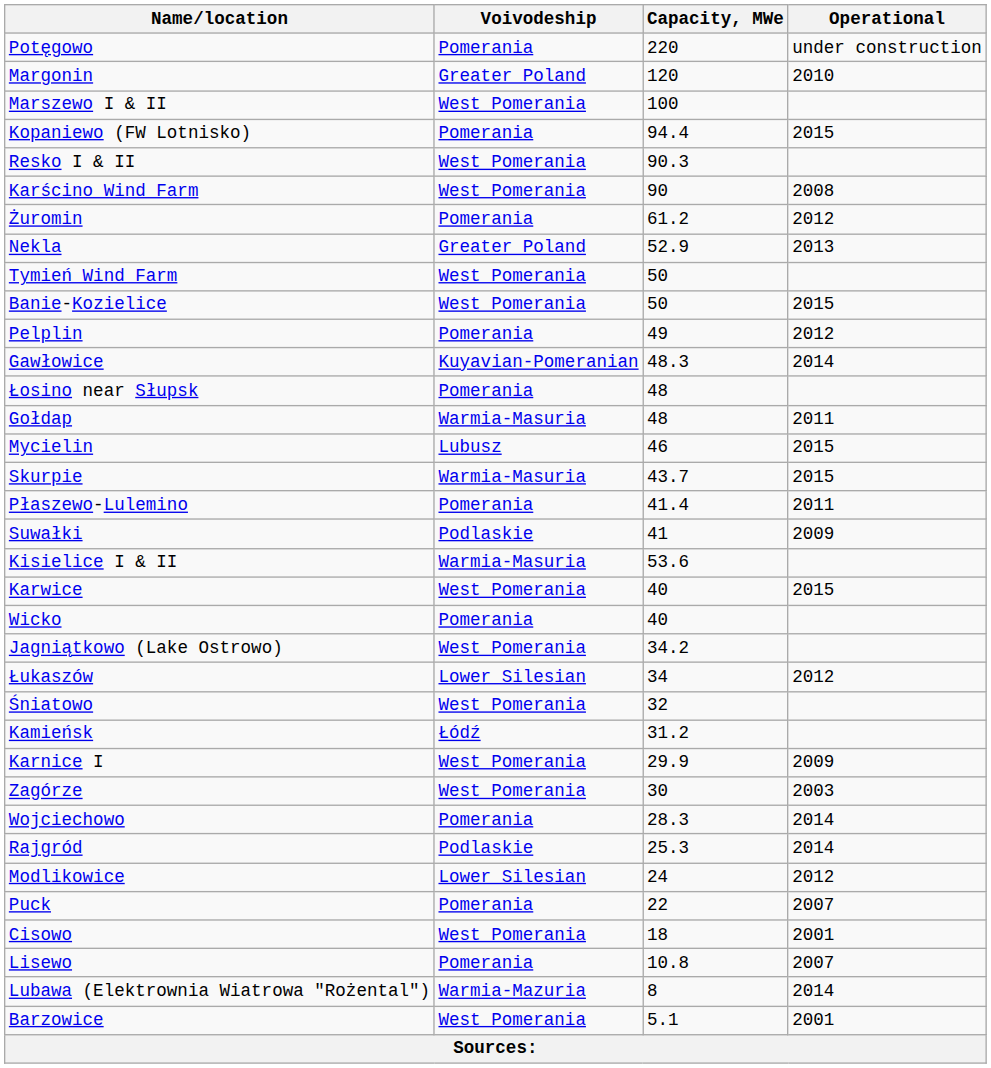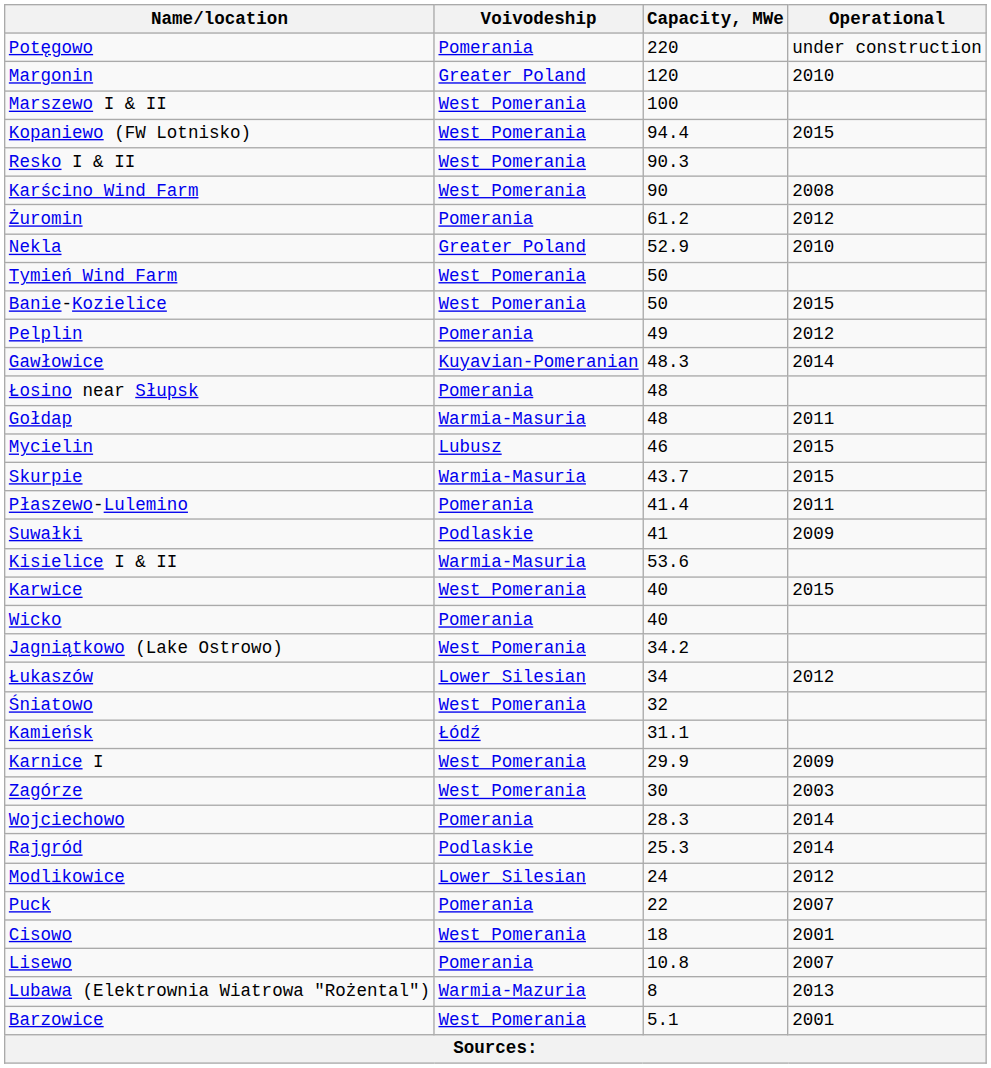(486, 133) Pomerania -> (512, 133) West Pomerania
(813, 248) 2013 -> (813, 248) 2010
(668, 734) 31.2 -> (668, 734) 31.1
(813, 991) 2014 -> (813, 991) 2013
